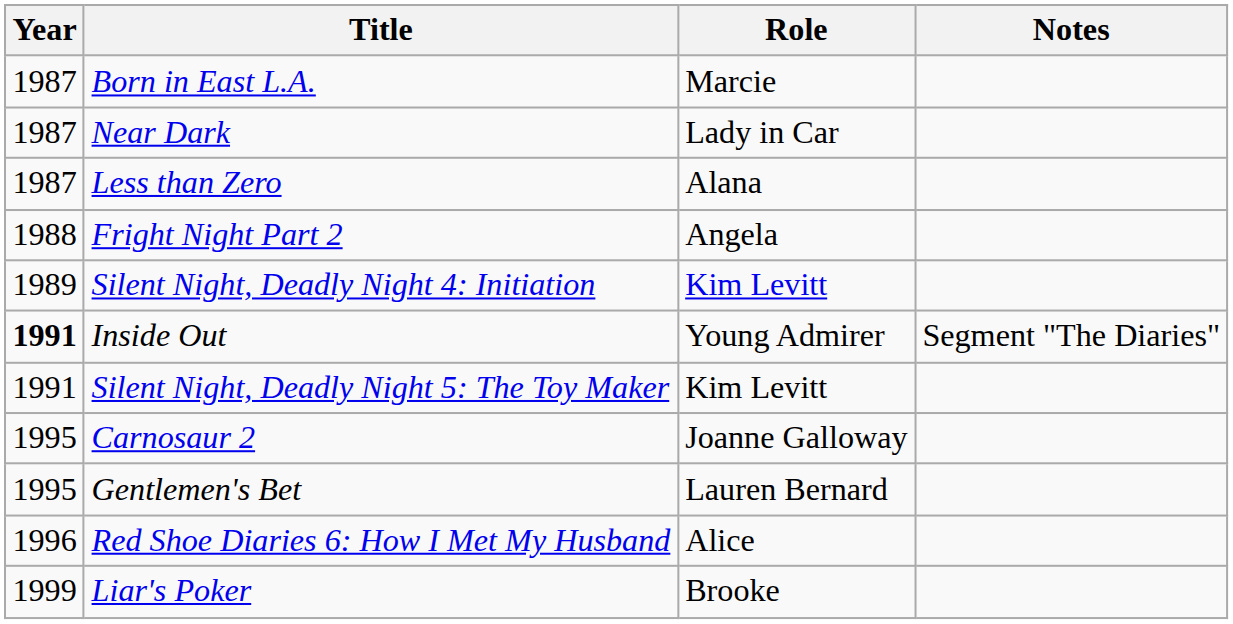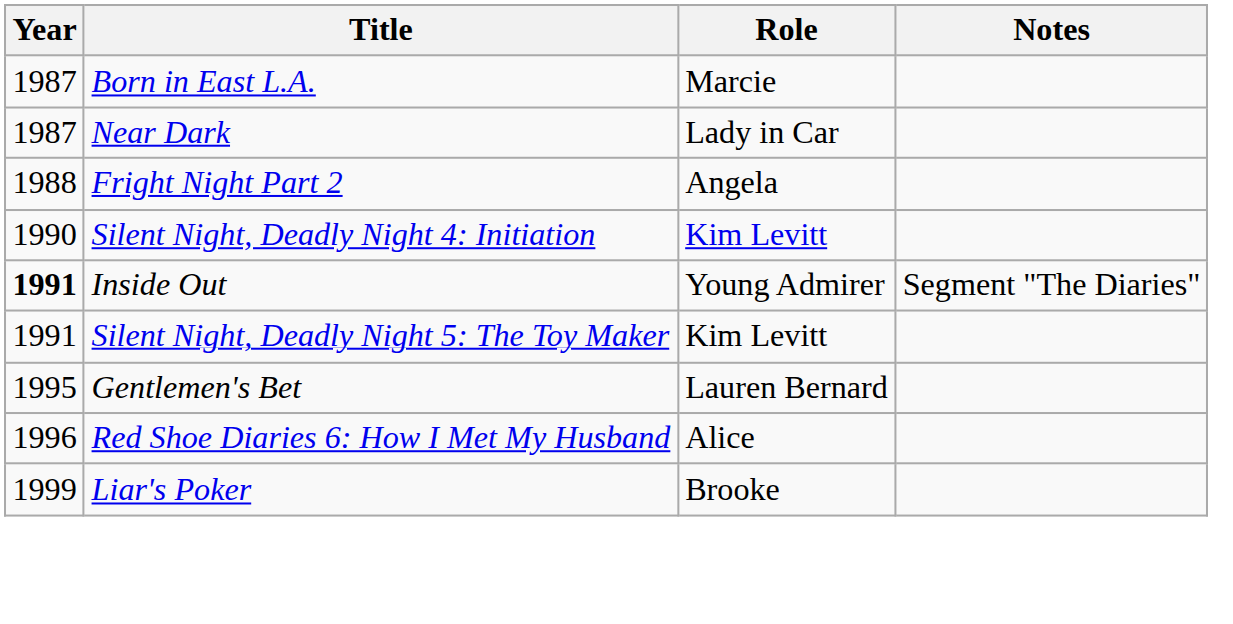- row: (187, 183)
(45, 285) 1989 -> (45, 234) 1990
- row: (173, 438)
